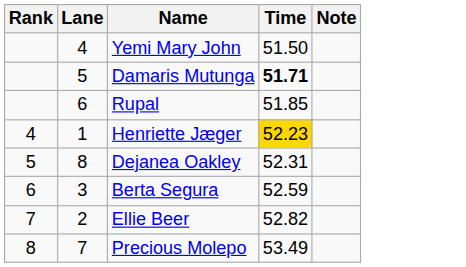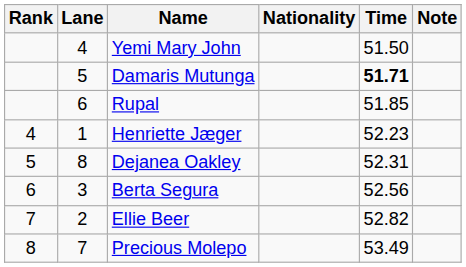+ column: (309, 18)
(285, 133) gold background -> (386, 133) no background
(285, 190) 52.59 -> (386, 190) 52.56
